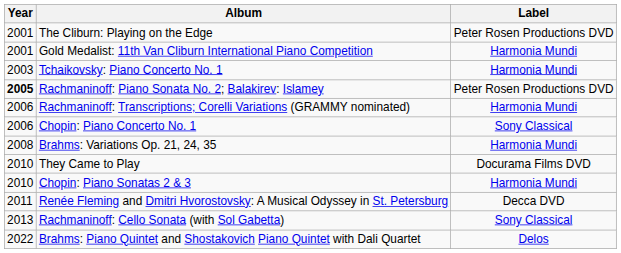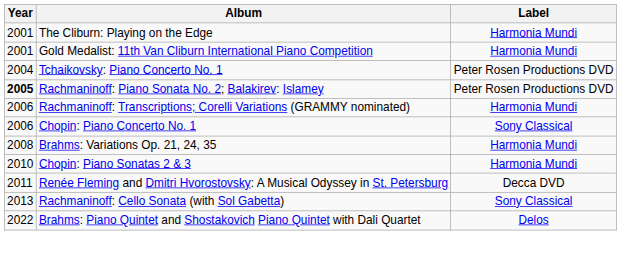(534, 32) Peter Rosen Productions DVD -> (534, 32) Harmonia Mundi
(20, 70) 2003 -> (20, 70) 2004
(534, 70) Harmonia Mundi -> (534, 70) Peter Rosen Productions DVD
- row: (89, 164)
